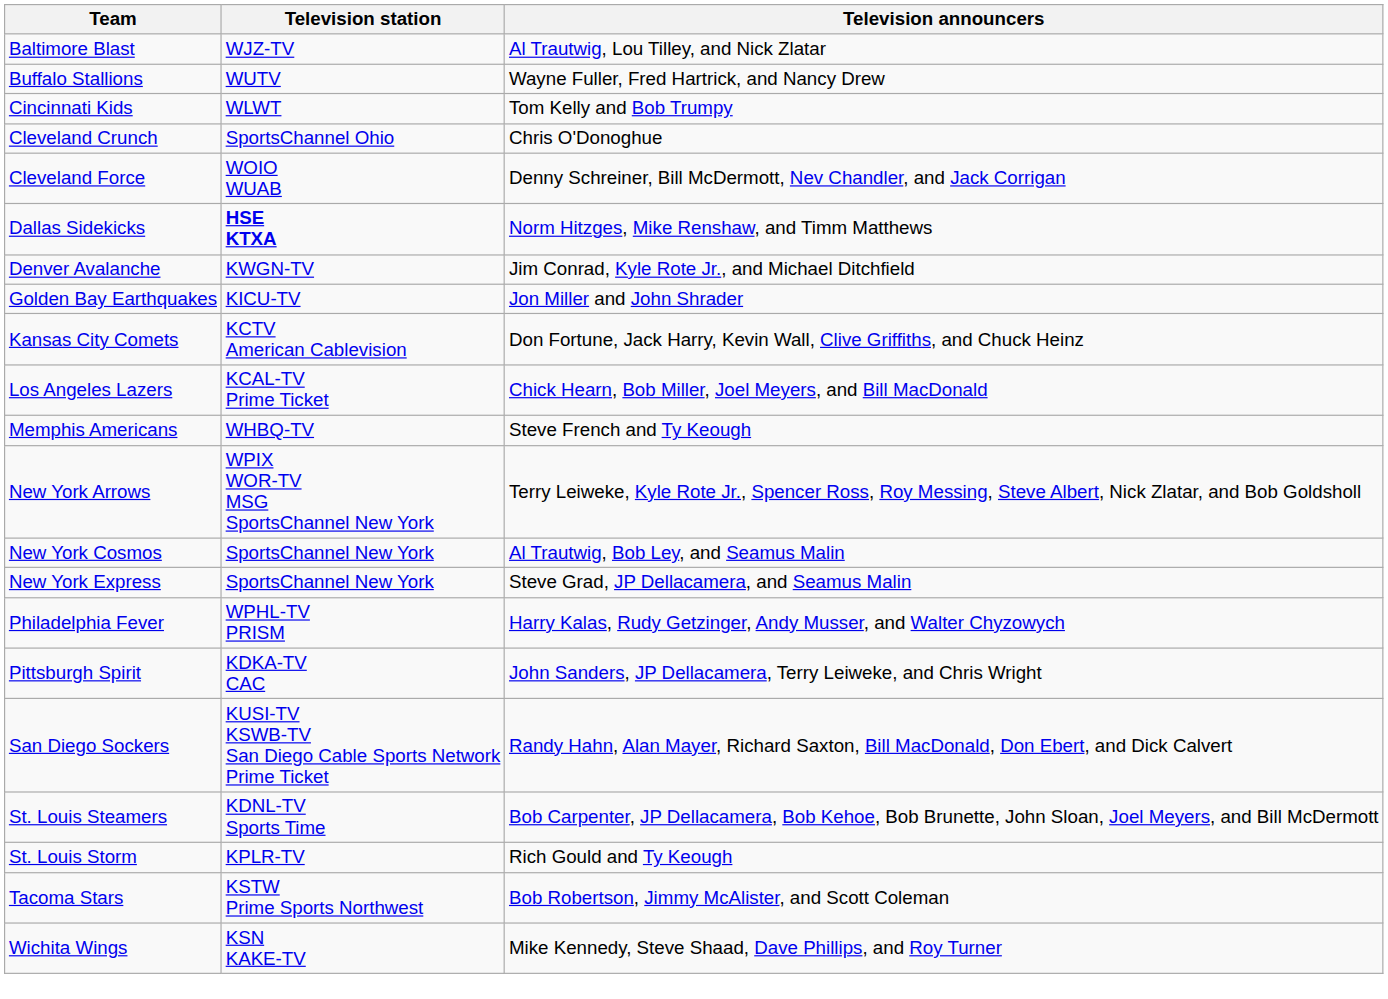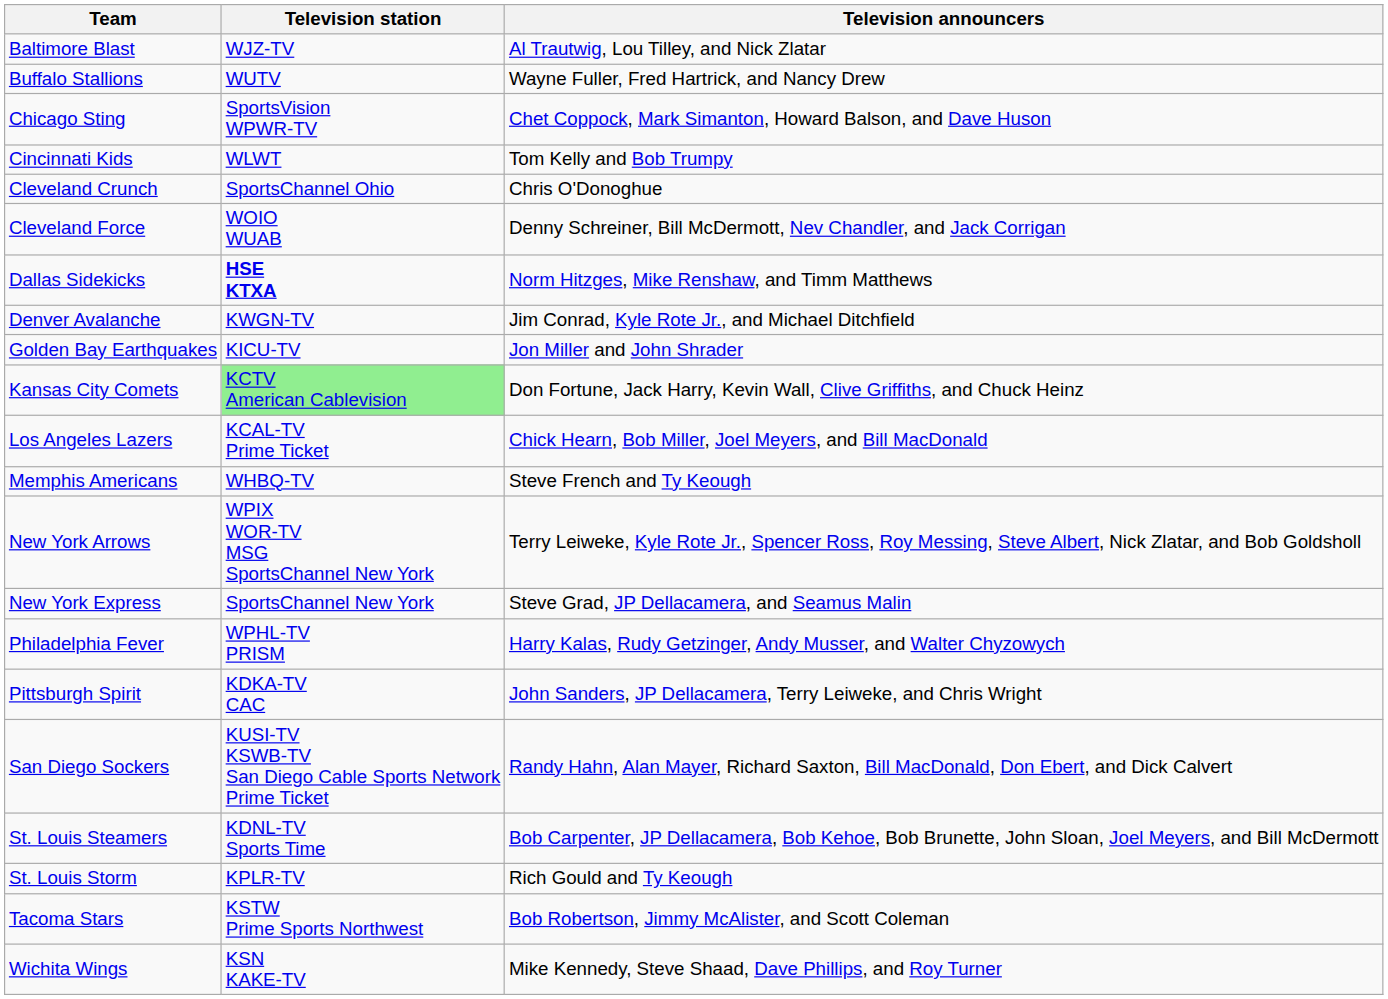+ row: (67, 118)
(316, 339) no background -> (316, 389) lightgreen background
- row: (85, 552)
